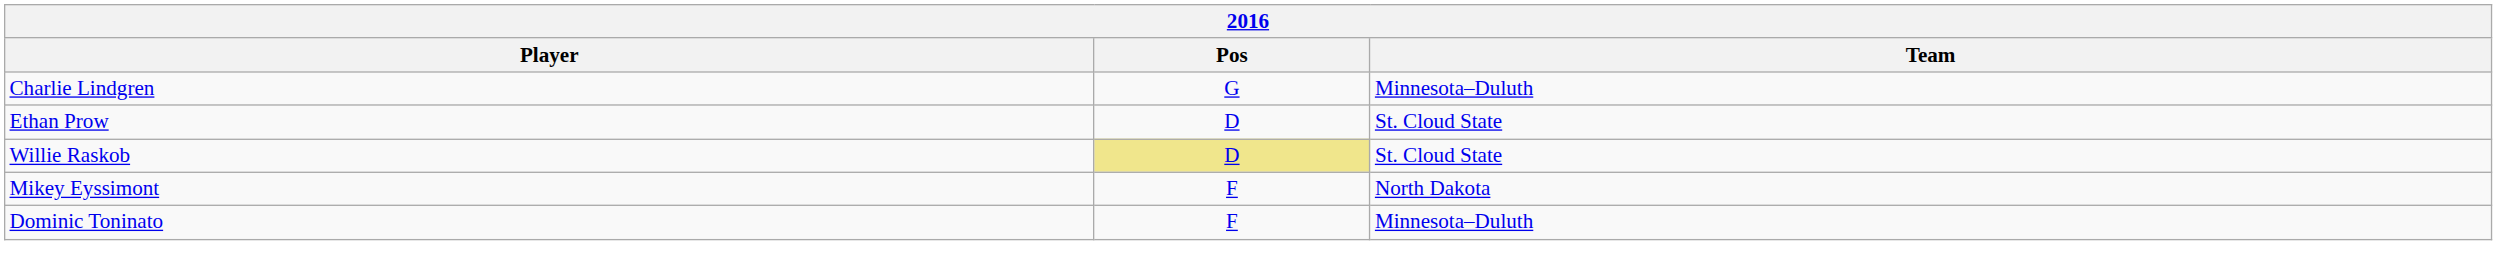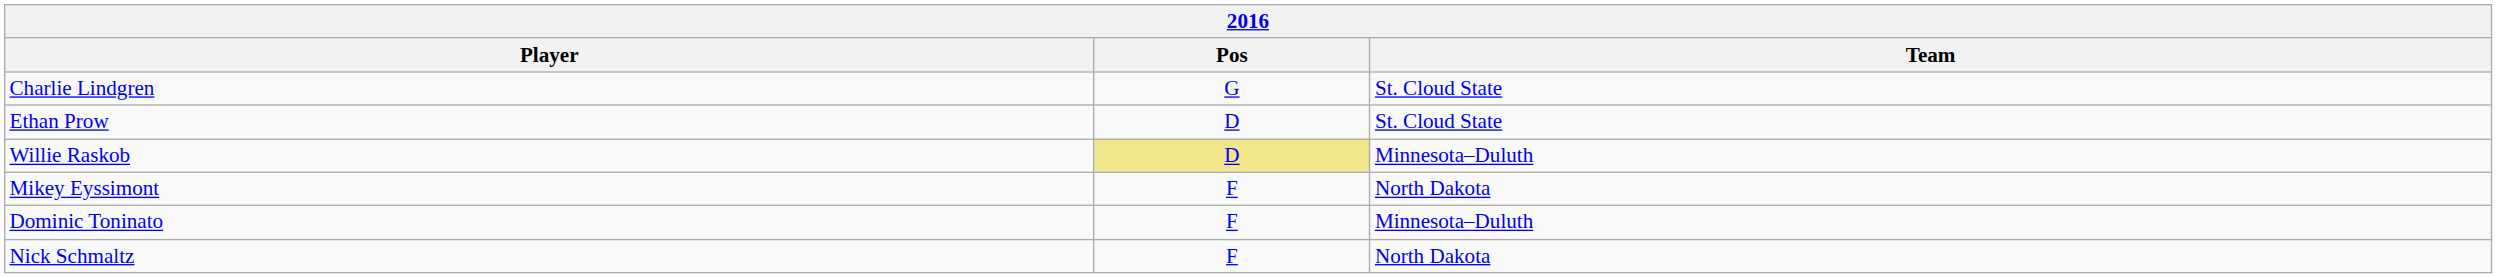(1454, 88) Minnesota–Duluth -> (1439, 88) St. Cloud State
(1439, 155) St. Cloud State -> (1454, 155) Minnesota–Duluth
+ row: (72, 255)
